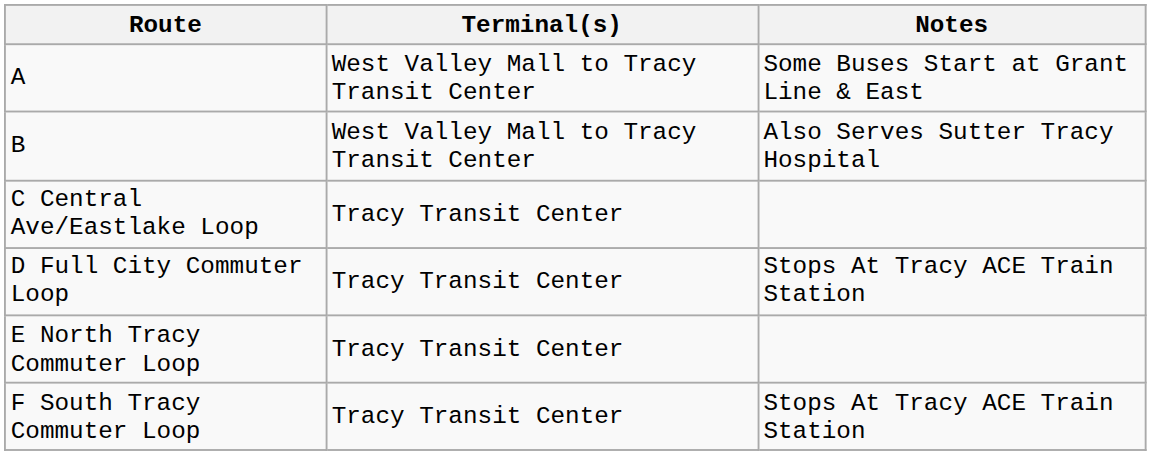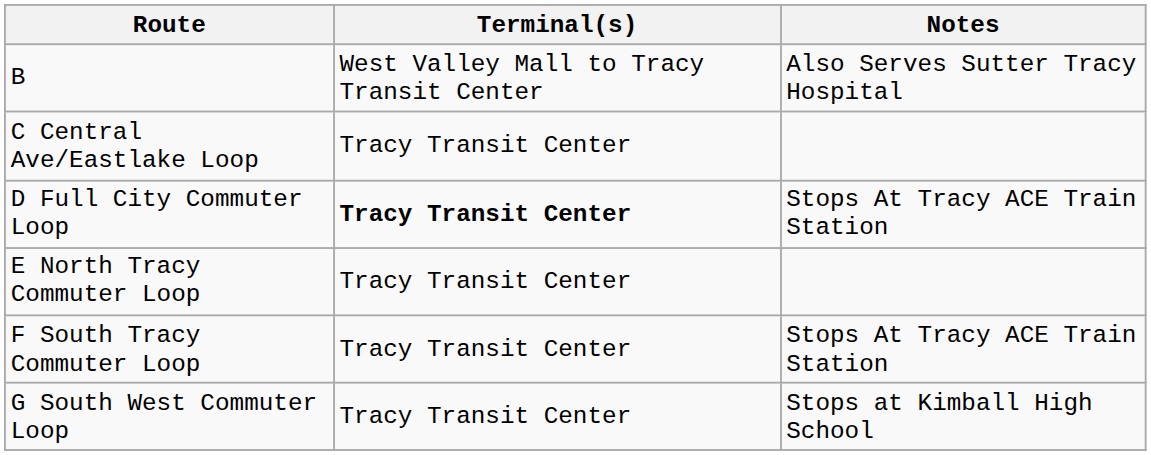- row: (18, 78)
(478, 281) normal -> (485, 214) bold
+ row: (164, 417)
